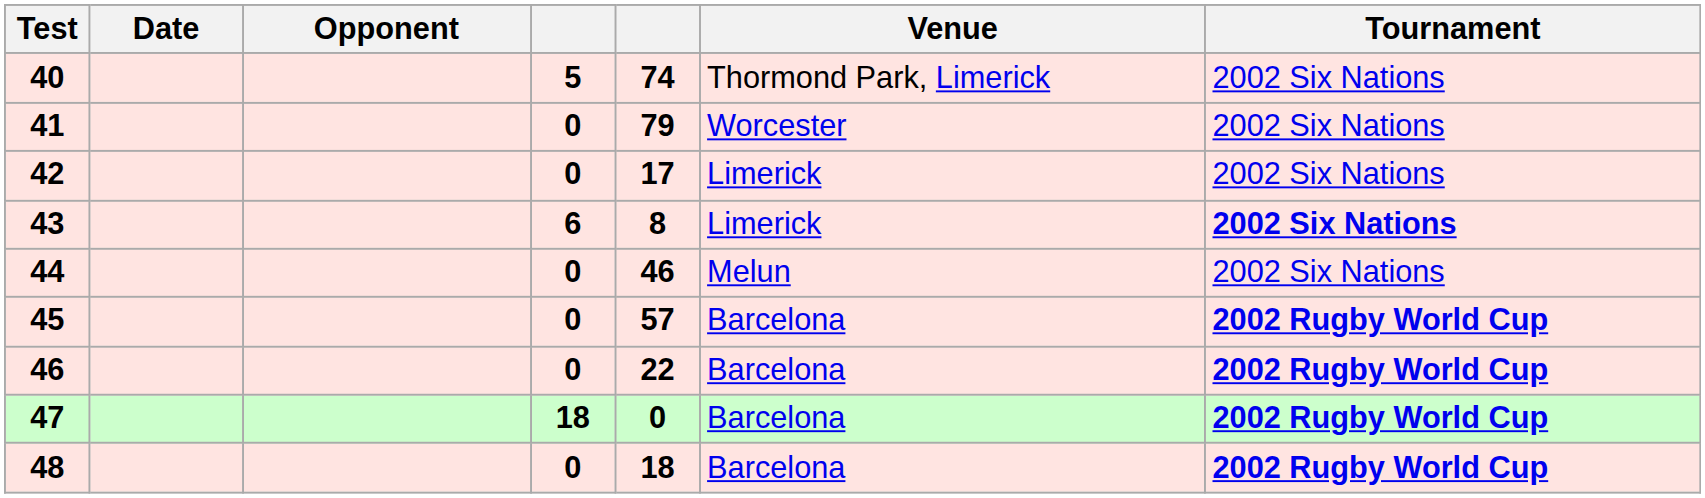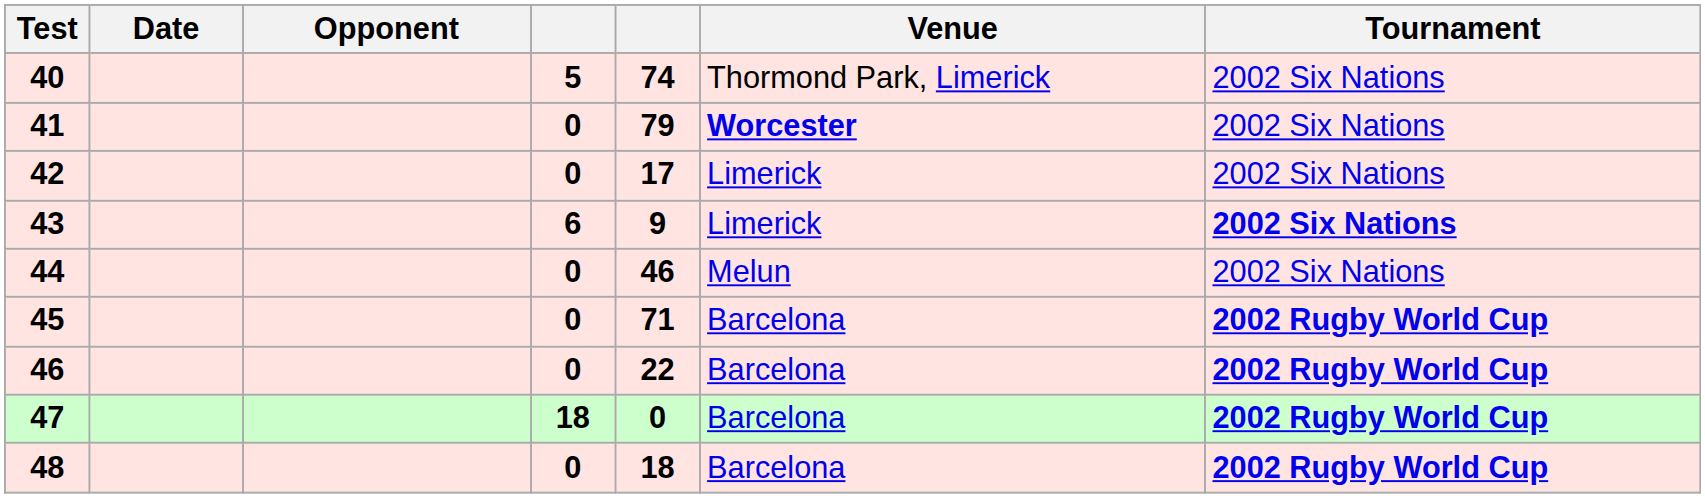(777, 126) normal -> (782, 126) bold
(658, 223) 8 -> (658, 223) 9
(658, 321) 57 -> (658, 321) 71
